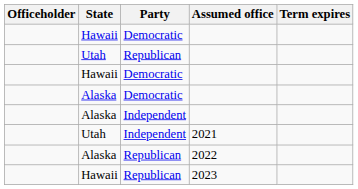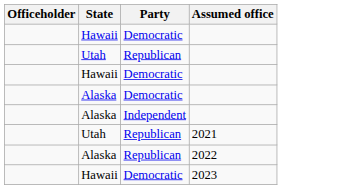- column: (315, 14)
(155, 134) Independent -> (152, 134) Republican
(152, 174) Republican -> (153, 174) Democratic
